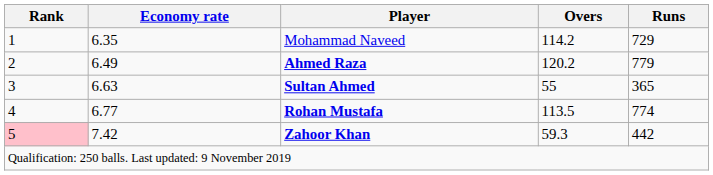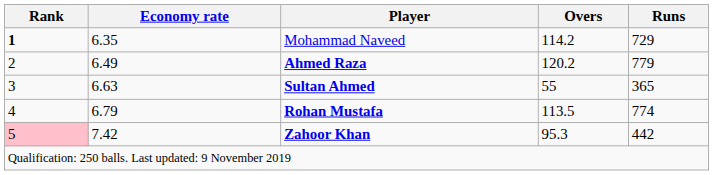(12, 39) normal -> (12, 39) bold
(105, 110) 6.77 -> (105, 110) 6.79
(555, 134) 59.3 -> (555, 134) 95.3
